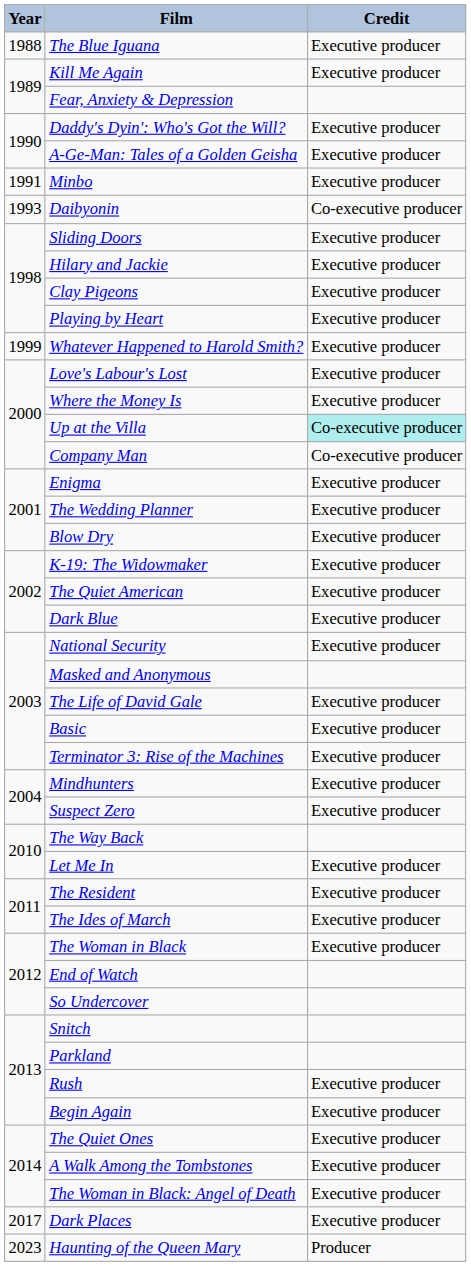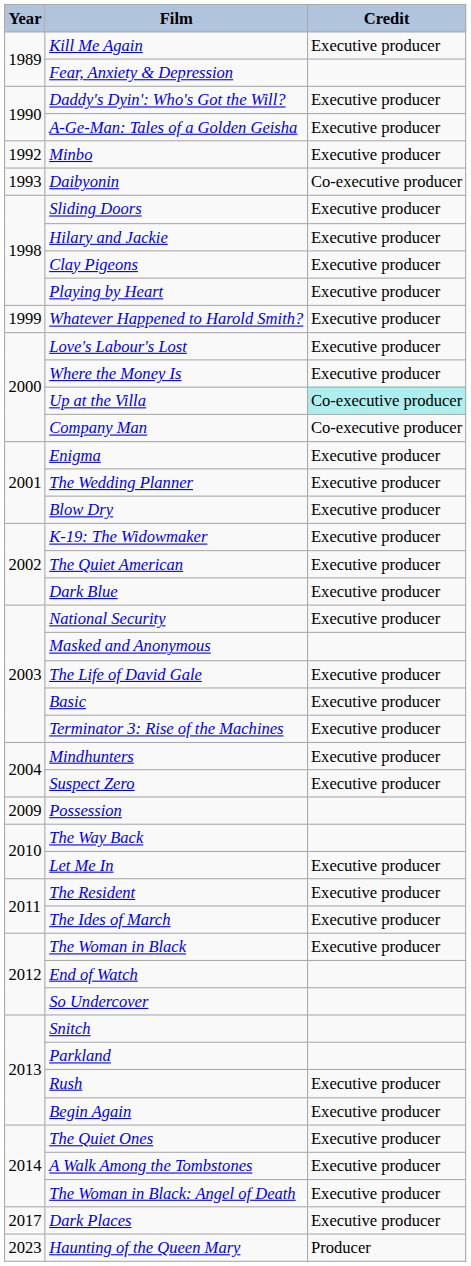- row: (104, 45)
(25, 182) 1991 -> (25, 154) 1992
+ row: (86, 810)
